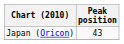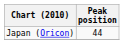(97, 33) 43 -> (97, 33) 44
